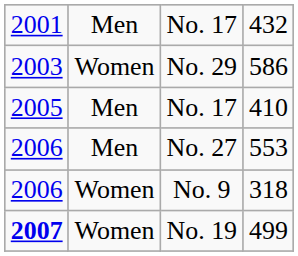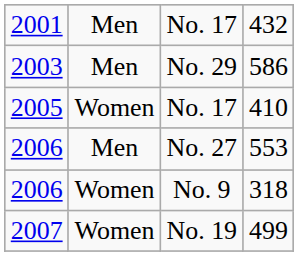(115, 66) Women -> (115, 66) Men
(115, 107) Men -> (115, 107) Women
(37, 230) bold -> (37, 230) normal
